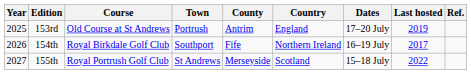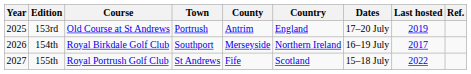(233, 45) Fife -> (248, 45) Merseyside
(248, 61) Merseyside -> (233, 61) Fife
